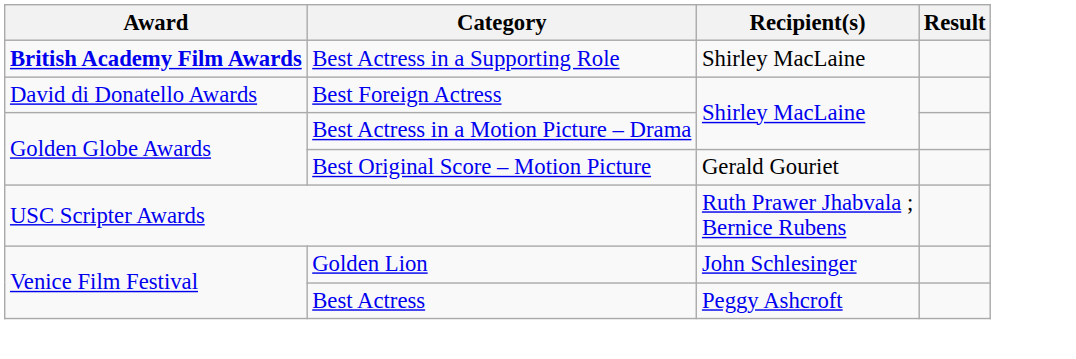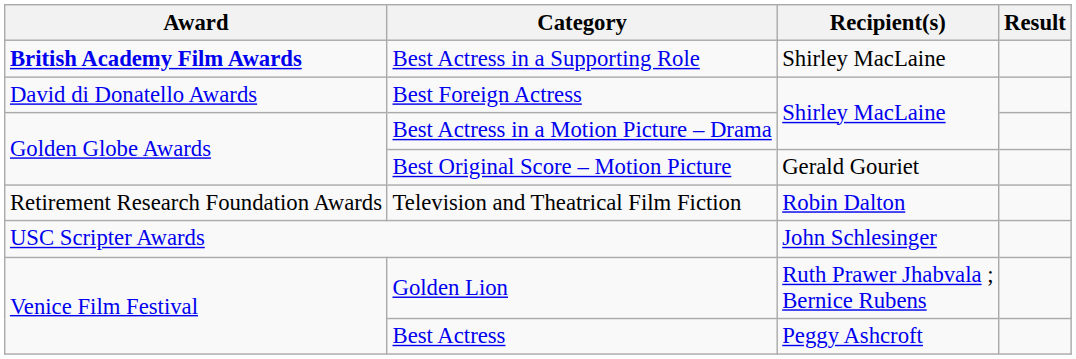+ row: (567, 202)
(808, 215) Ruth Prawer Jhabvala ; Bernice Rubens -> (860, 238) John Schlesinger
(779, 264) John Schlesinger -> (888, 287) Ruth Prawer Jhabvala ; Bernice Rubens
